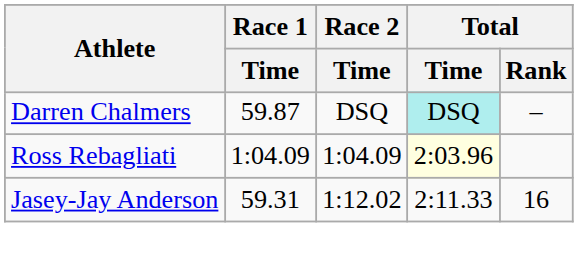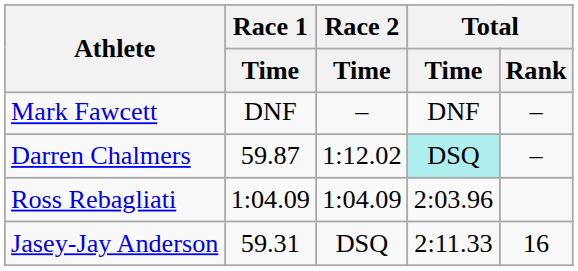+ row: (84, 112)
(362, 112) DSQ -> (362, 156) 1:12.02
(453, 156) lightyellow background -> (453, 199) no background
(362, 199) 1:12.02 -> (362, 242) DSQ
